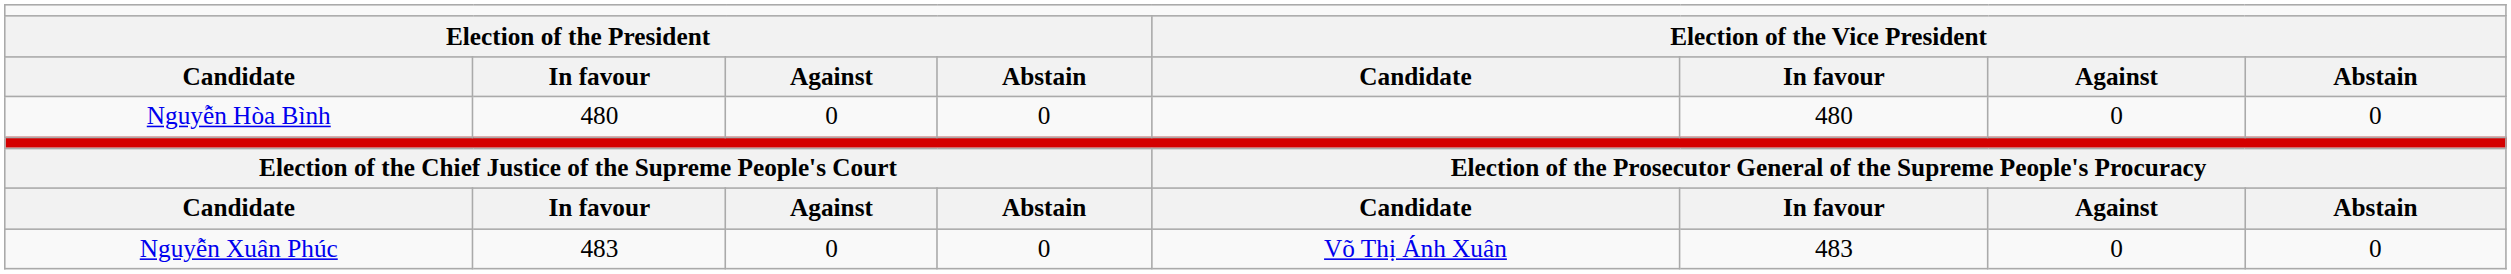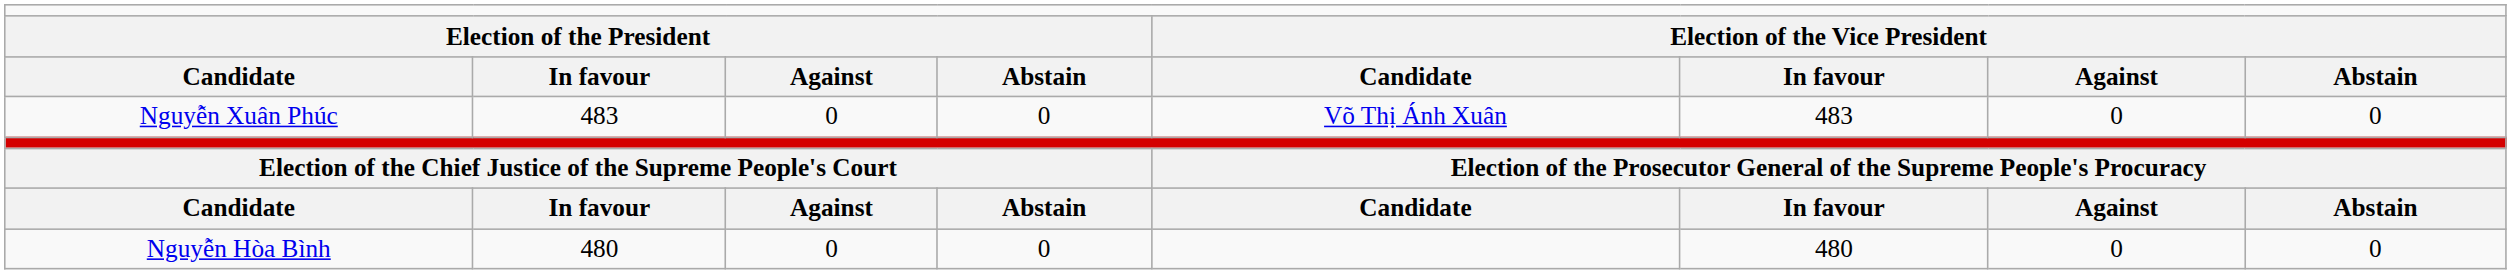rows swapped: (239, 248) <-> (239, 116)
